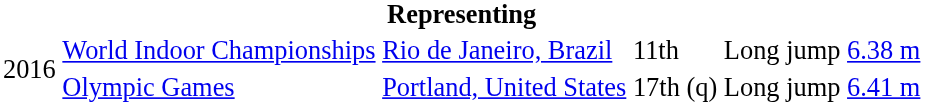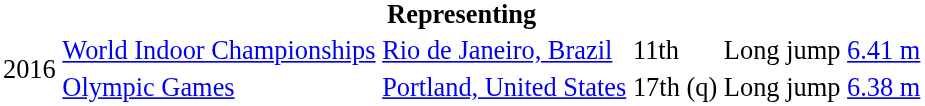(884, 50) 6.38 m -> (884, 50) 6.41 m
(884, 87) 6.41 m -> (884, 87) 6.38 m
